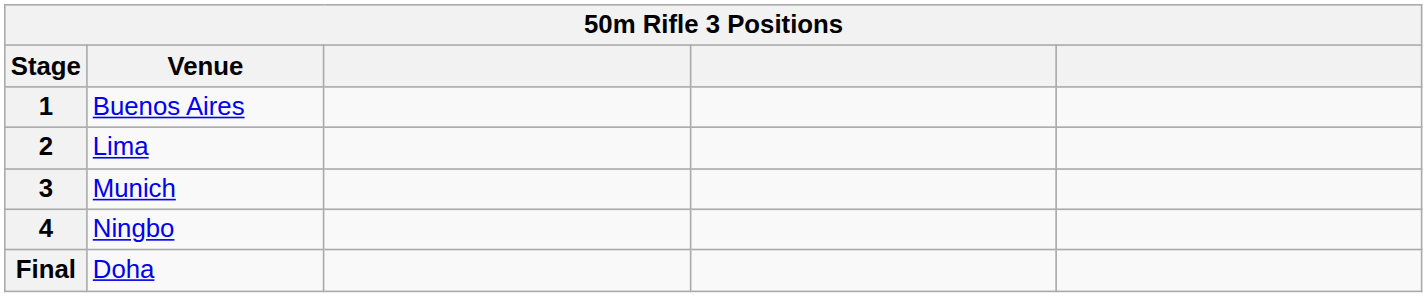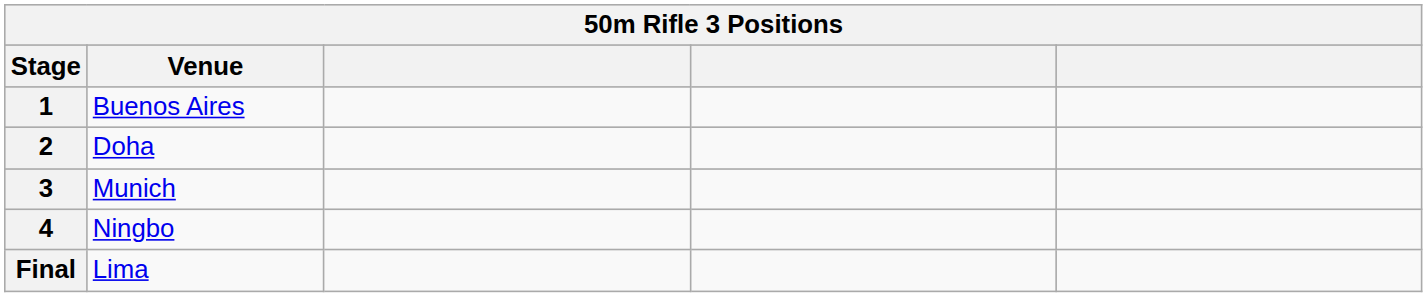(121, 147) Lima -> (124, 147) Doha
(124, 270) Doha -> (121, 270) Lima
